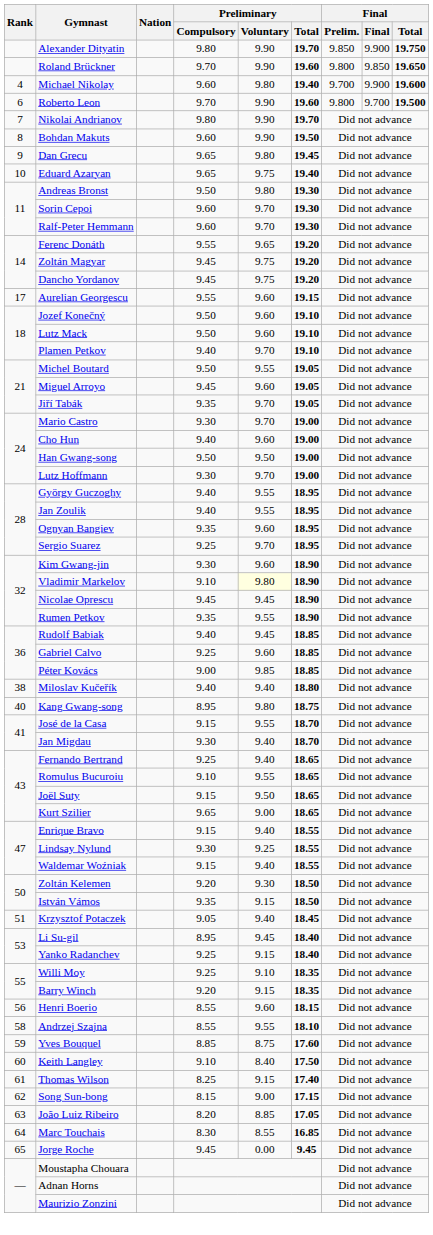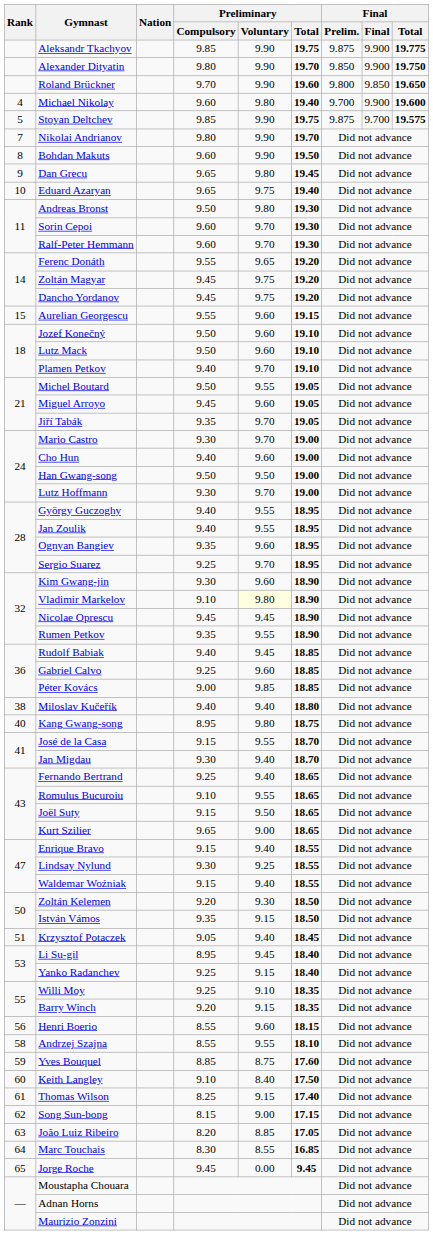+ row: (85, 48)
+ row: (75, 119)
- row: (69, 102)
(20, 297) 17 -> (20, 315) 15
